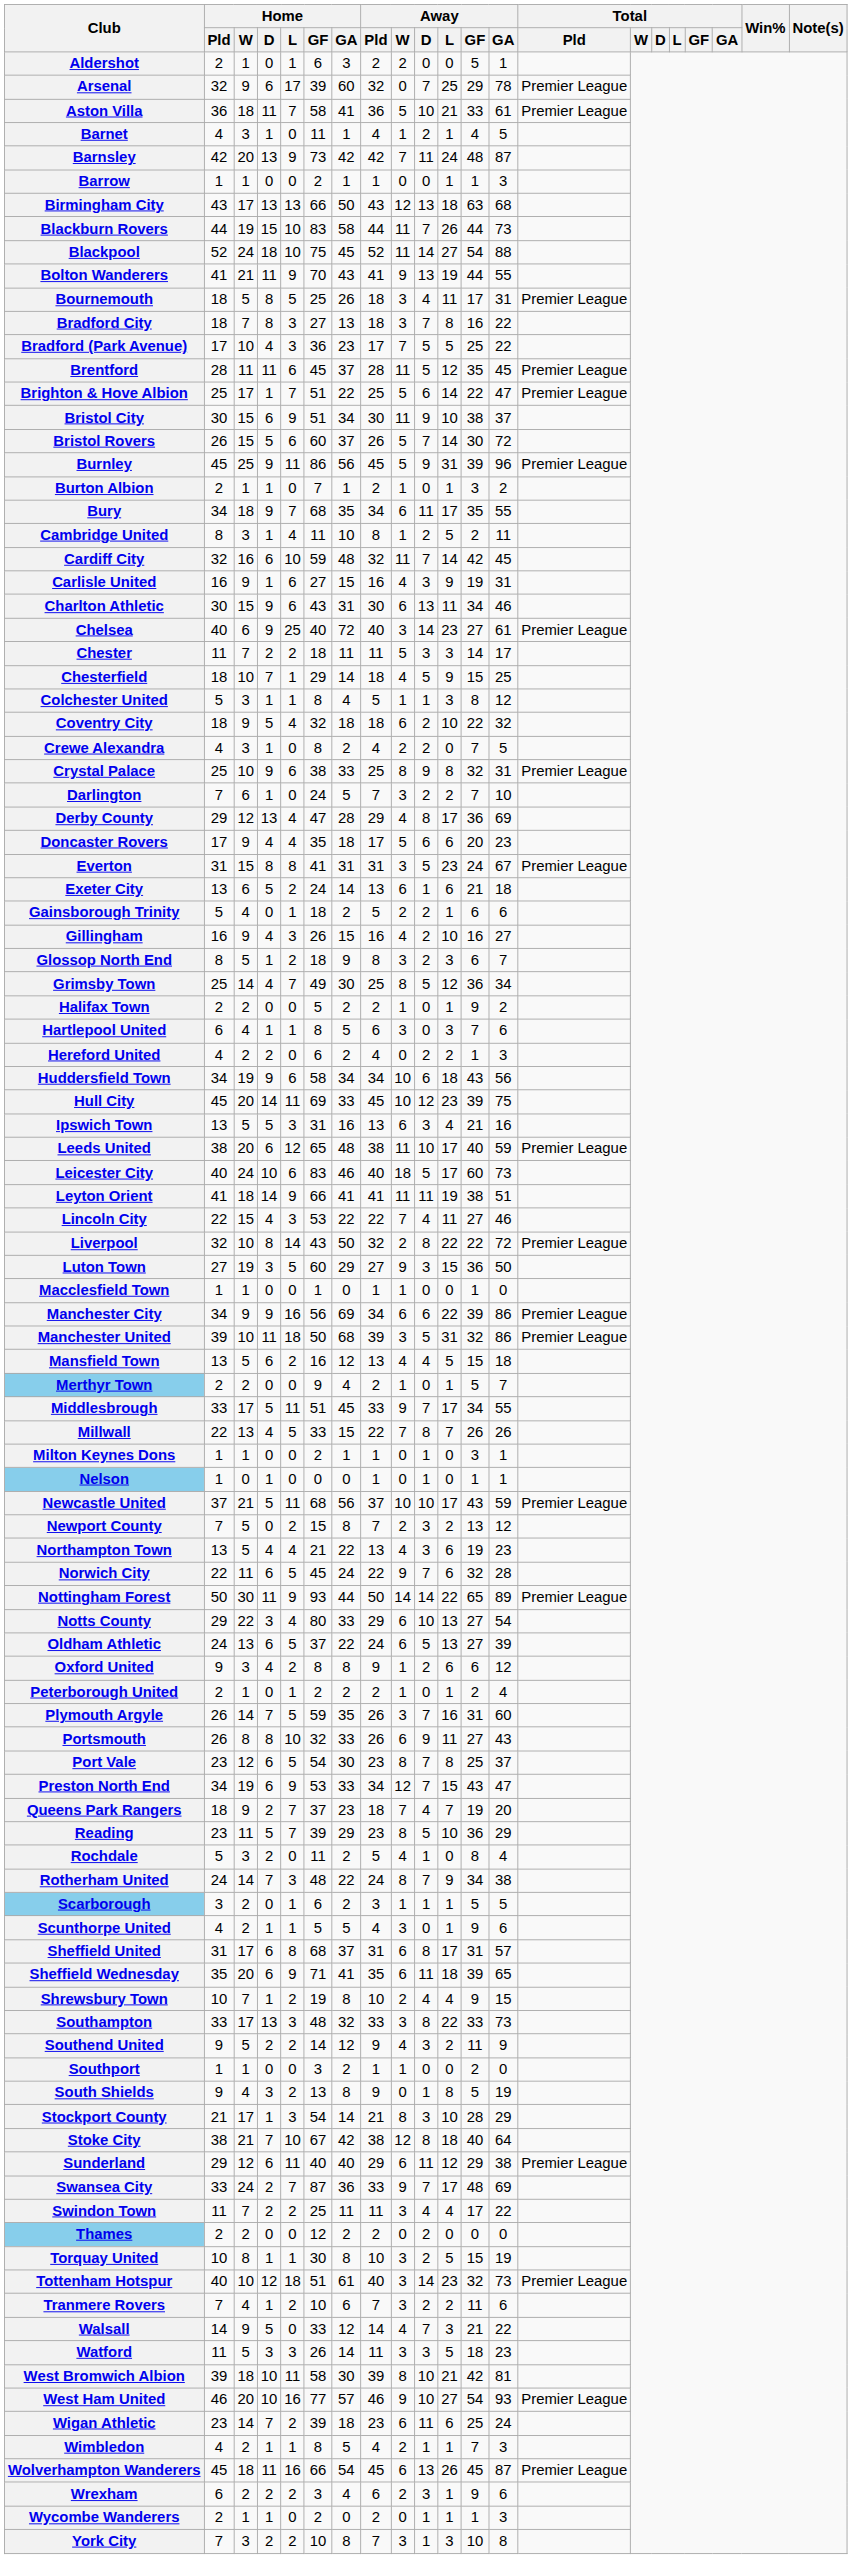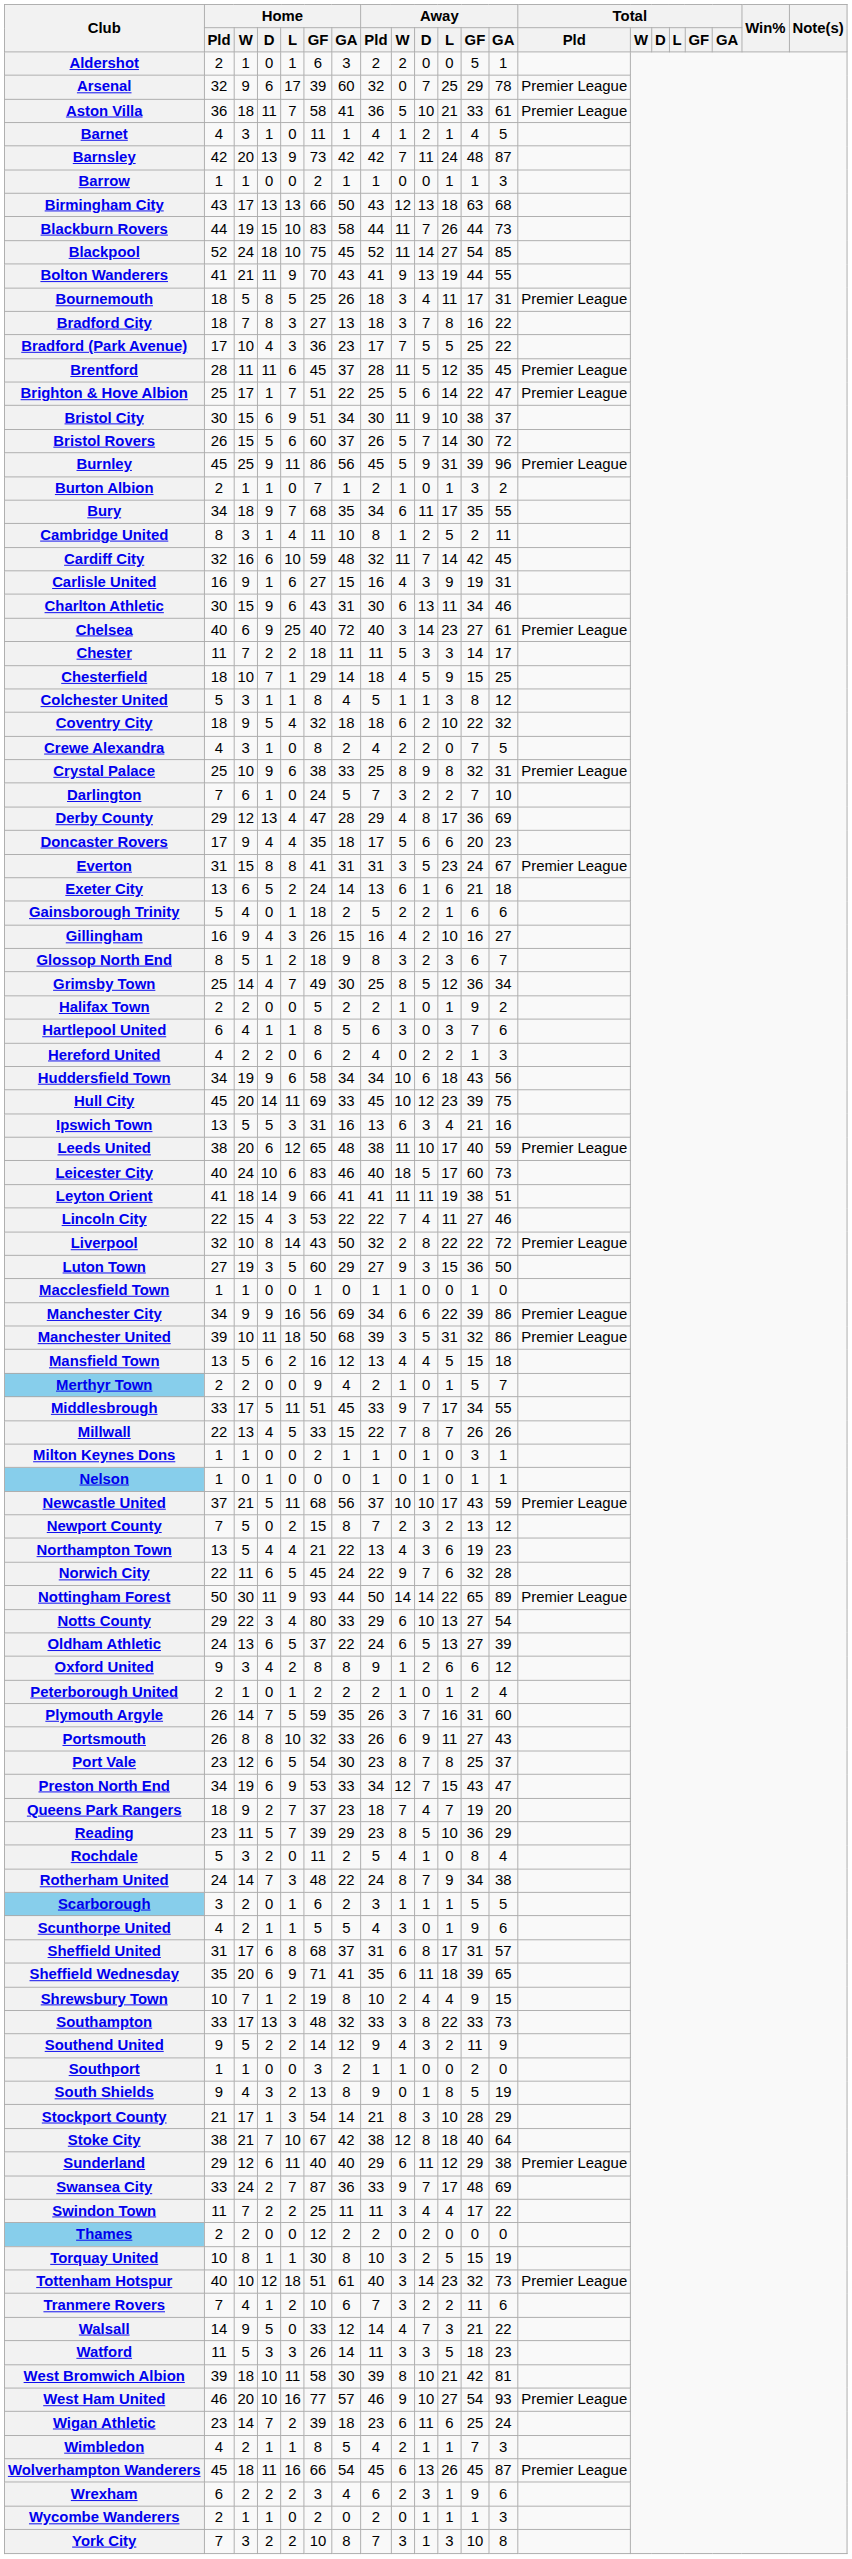(503, 252) 88 -> (503, 252) 85
